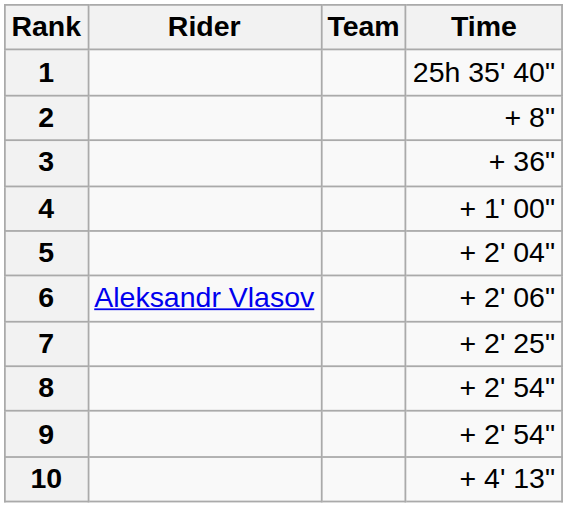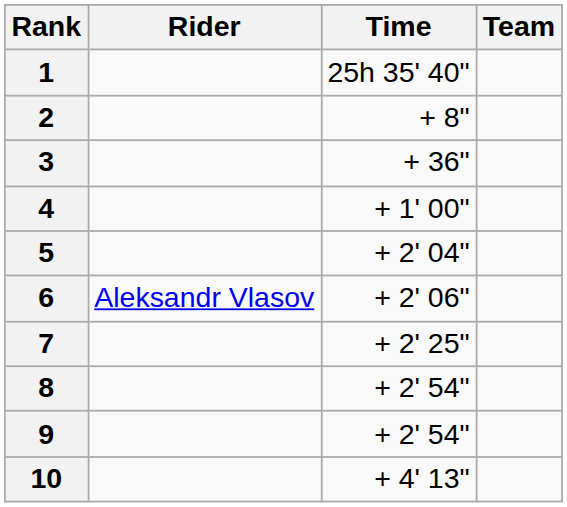columns swapped: (364, 27) <-> (484, 27)
